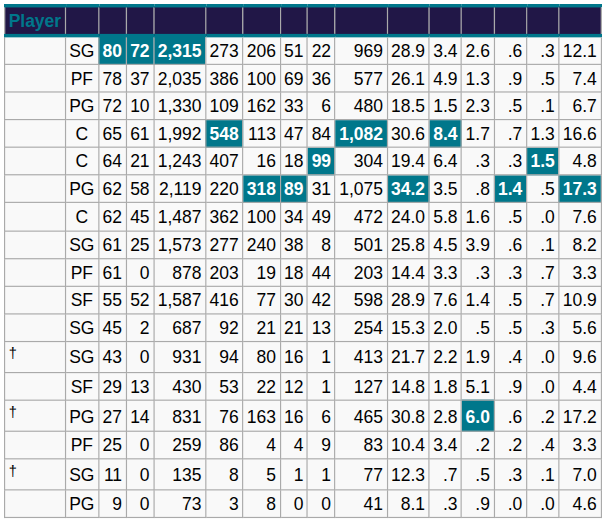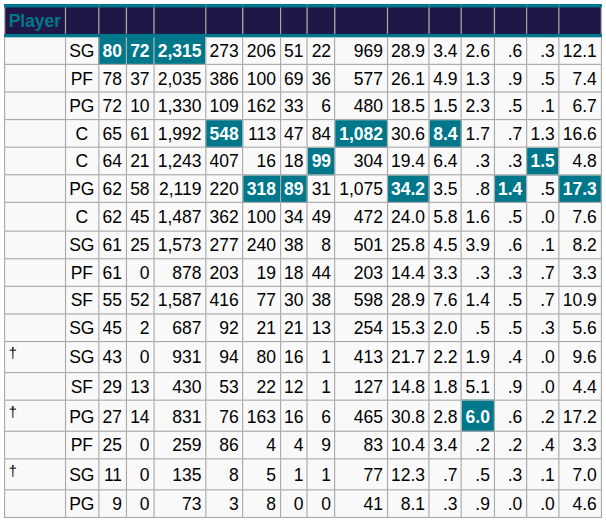(321, 300) 42 -> (321, 300) 38
